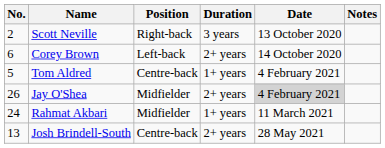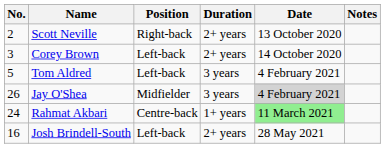(221, 34) 3 years -> (225, 34) 2+ years
(10, 53) 6 -> (10, 53) 3
(167, 73) Centre-back -> (161, 73) Left-back
(225, 73) 1+ years -> (221, 73) 3 years
(225, 93) 2+ years -> (221, 93) 3 years
(163, 113) Midfielder -> (167, 113) Centre-back
(296, 113) no background -> (296, 113) lightgreen background
(14, 133) 13 -> (14, 133) 16
(167, 133) Centre-back -> (161, 133) Left-back
